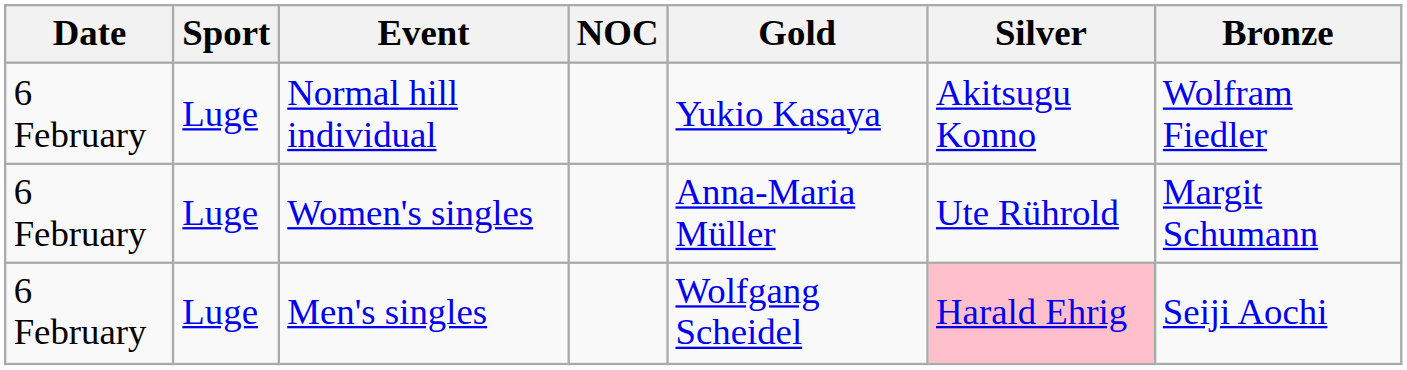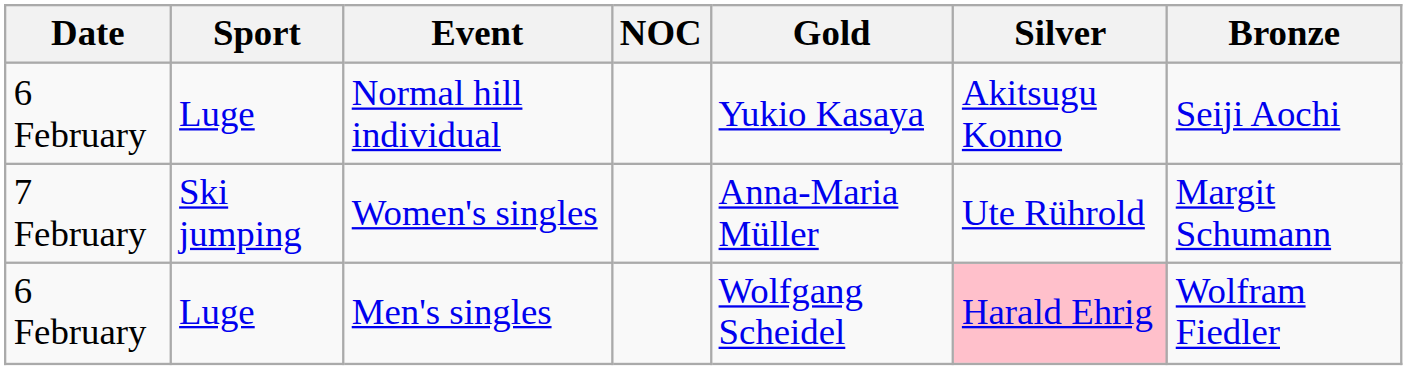(1228, 112) Wolfram Fiedler -> (1258, 112) Seiji Aochi
(80, 212) 6 February -> (80, 212) 7 February
(220, 212) Luge -> (240, 212) Ski jumping
(1245, 312) Seiji Aochi -> (1241, 312) Wolfram Fiedler
